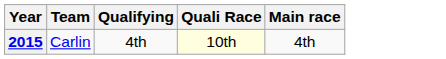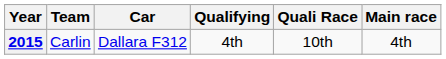+ column: (142, 17)
(221, 42) lightyellow background -> (318, 42) no background
